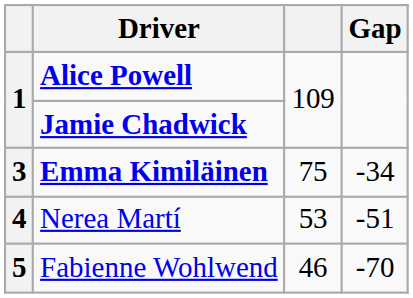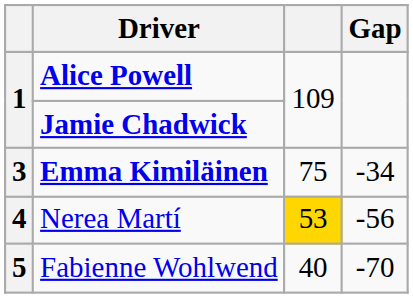(313, 219) no background -> (313, 219) gold background
(375, 219) -51 -> (375, 219) -56
(313, 266) 46 -> (313, 266) 40
